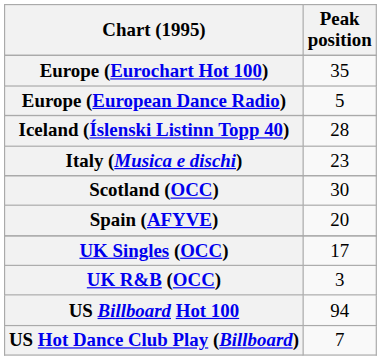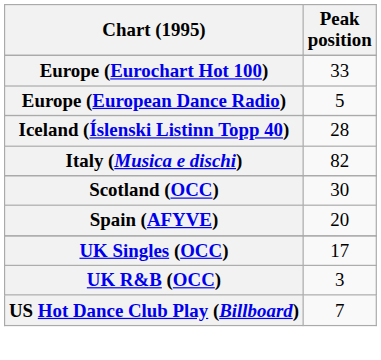(340, 70) 35 -> (340, 70) 33
(340, 160) 23 -> (340, 160) 82
- row: (154, 310)
